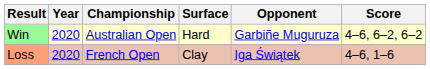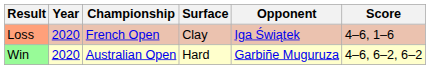rows swapped: (18, 34) <-> (21, 54)
